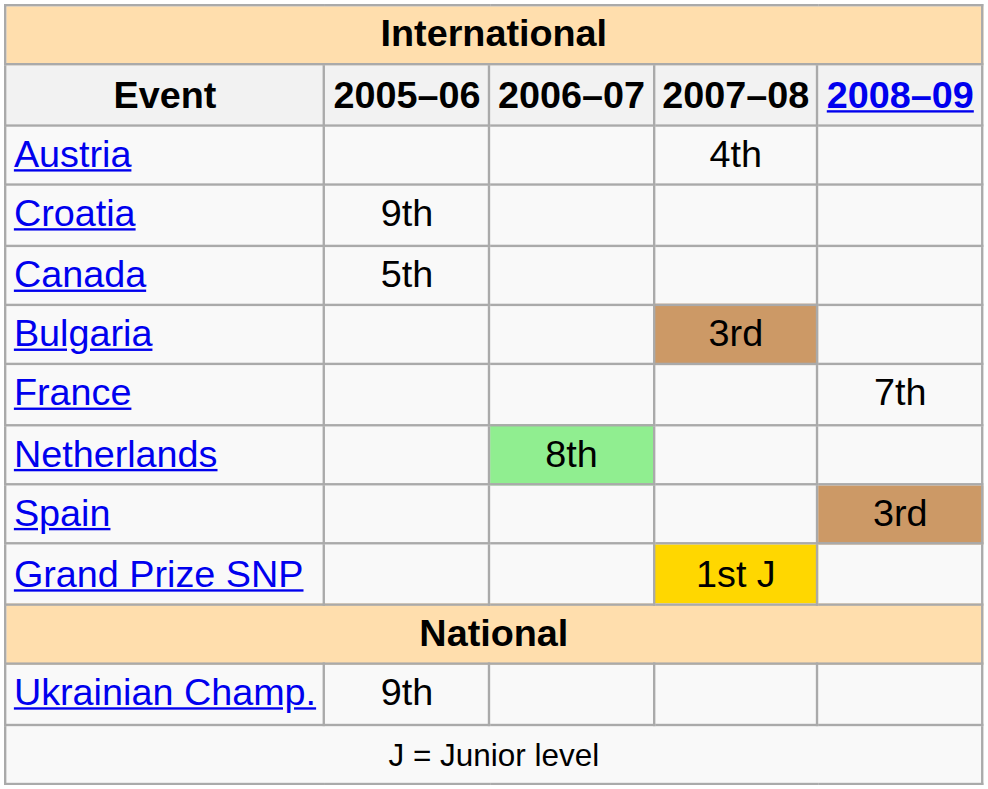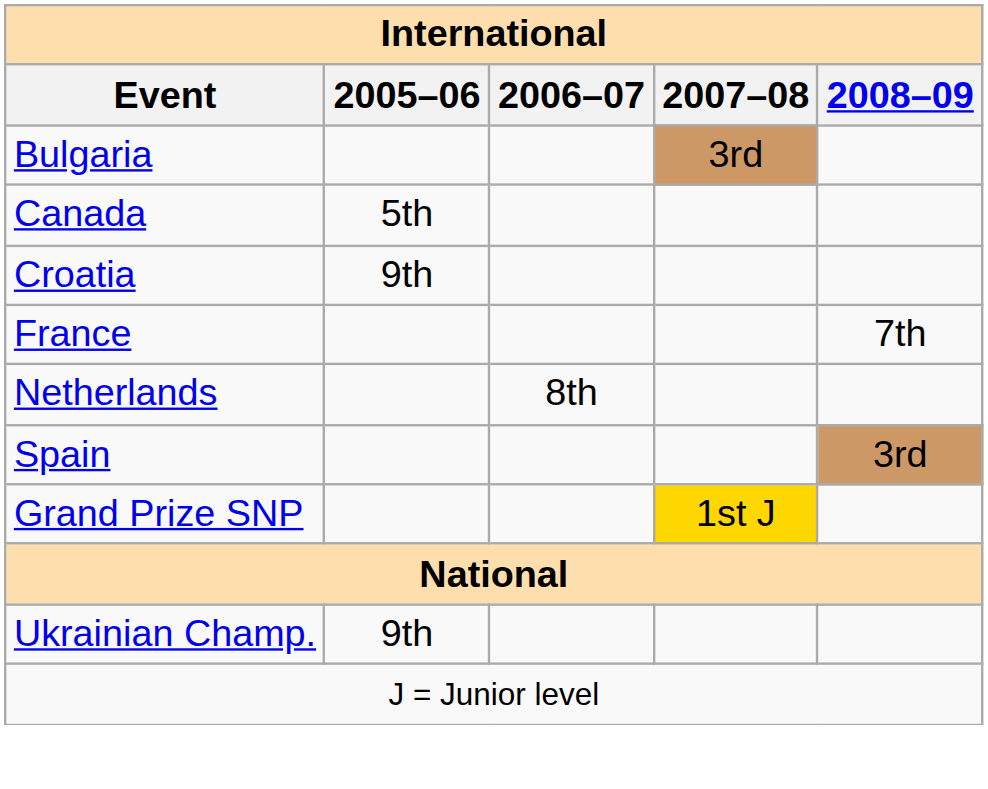- row: (73, 154)
rows swapped: (83, 333) <-> (75, 214)
(571, 453) lightgreen background -> (571, 393) no background
